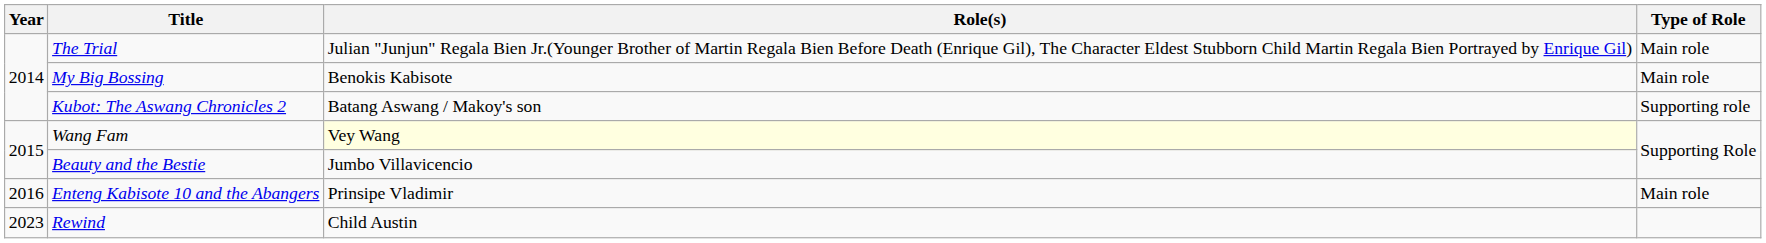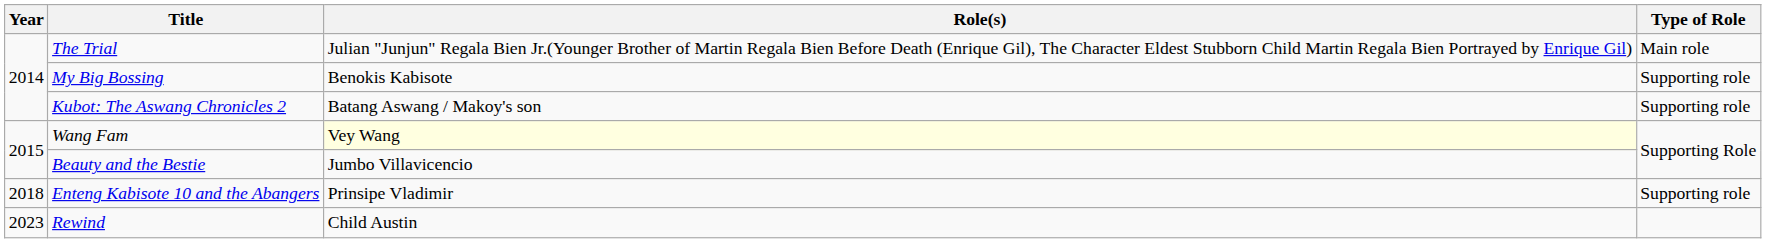(1675, 77) Main role -> (1695, 77) Supporting role
(26, 193) 2016 -> (26, 193) 2018
(1675, 193) Main role -> (1695, 193) Supporting role
